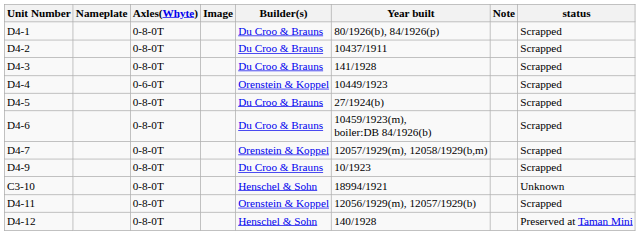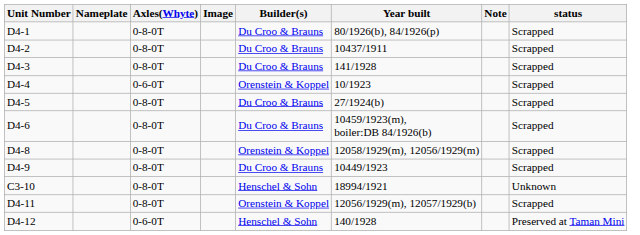(361, 84) 10449/1923 -> (353, 84) 10/1923
- row: (18, 150)
+ row: (18, 150)
(353, 168) 10/1923 -> (361, 168) 10449/1923
(148, 221) 0-8-0T -> (148, 221) 0-6-0T
